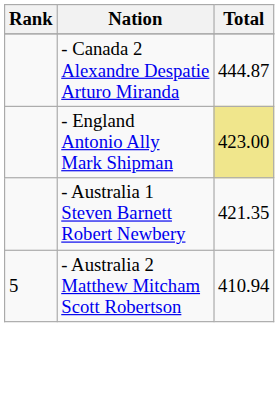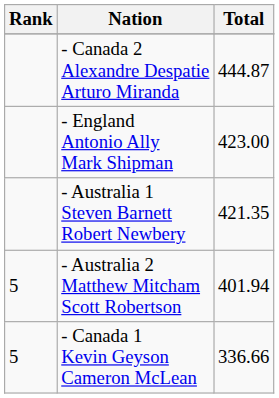(244, 141) khaki background -> (244, 141) no background
(244, 285) 410.94 -> (244, 285) 401.94
+ row: (129, 357)
